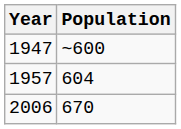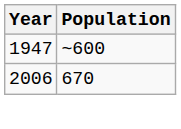- row: (31, 79)
